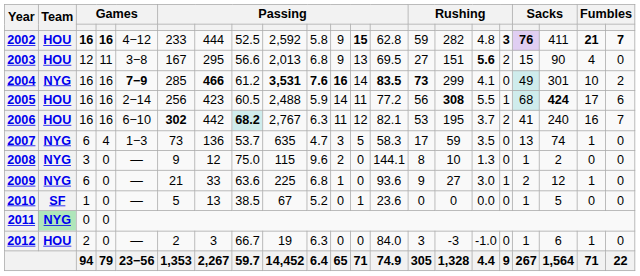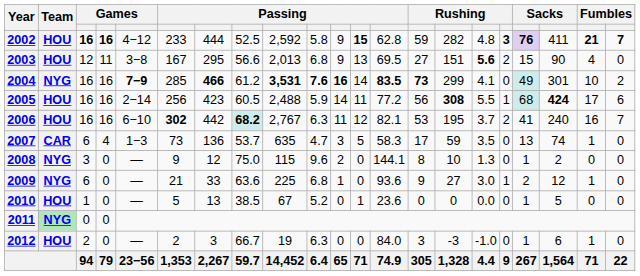(57, 140) NYG -> (57, 140) CAR
(57, 200) SF -> (57, 200) HOU
